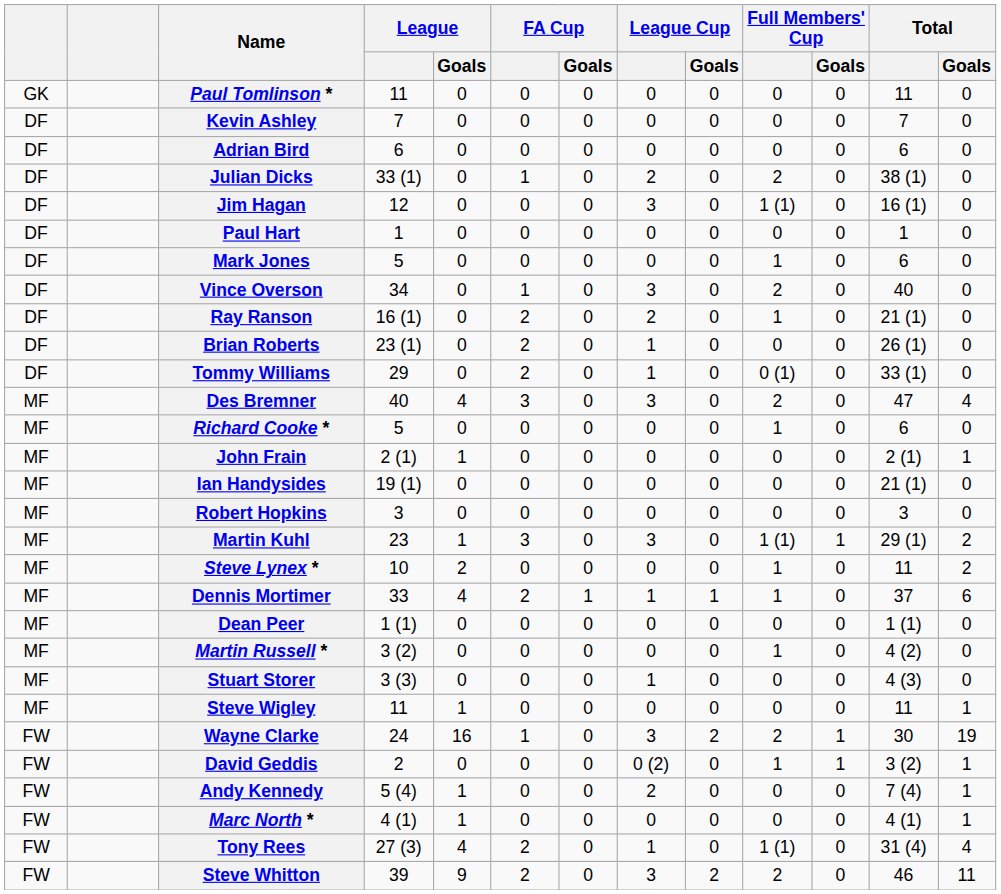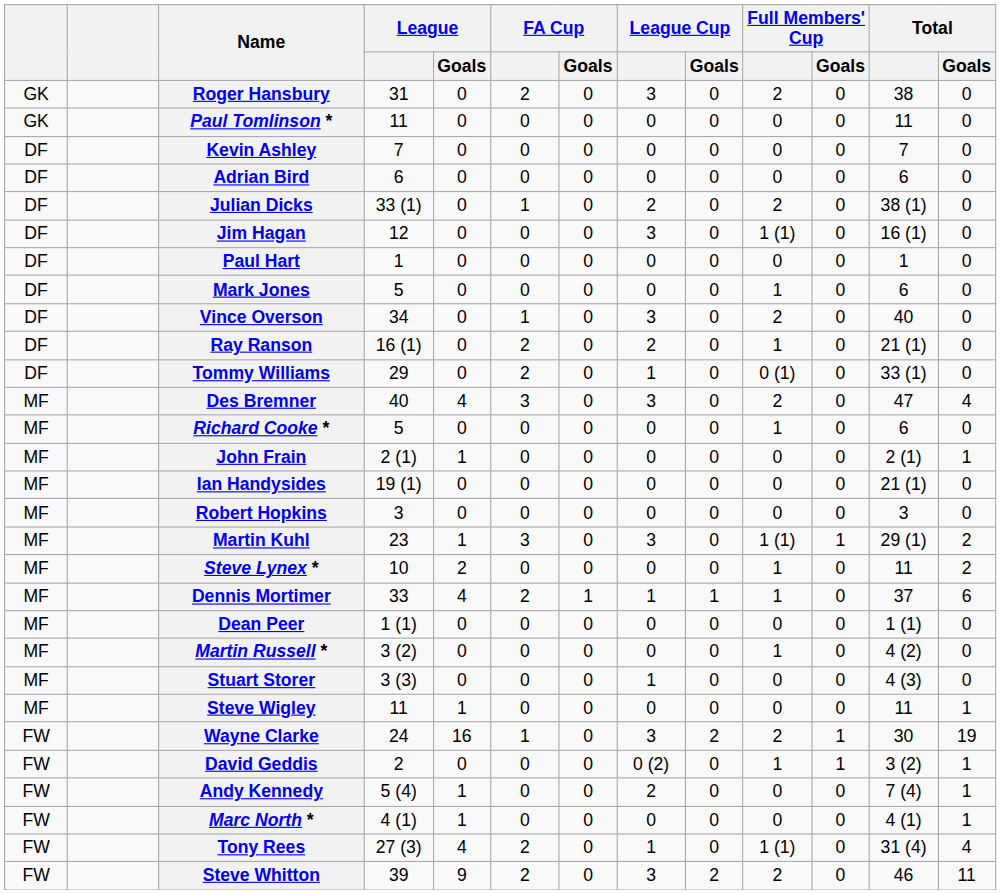+ row: (261, 94)
- row: (261, 345)
